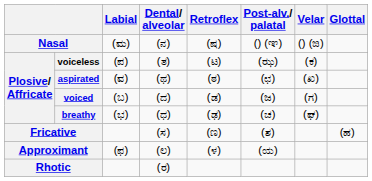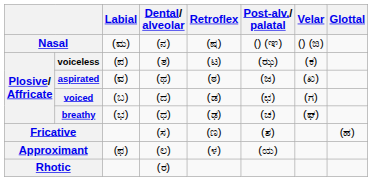(268, 79) (ಛ) -> (268, 79) (ಜ)
(268, 97) (ಜ) -> (268, 97) (ಛ)
